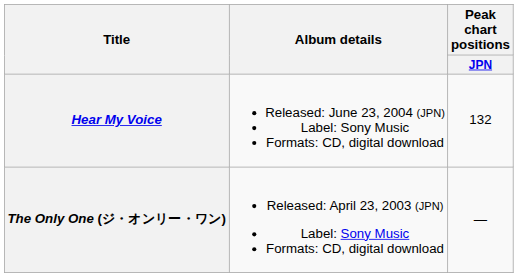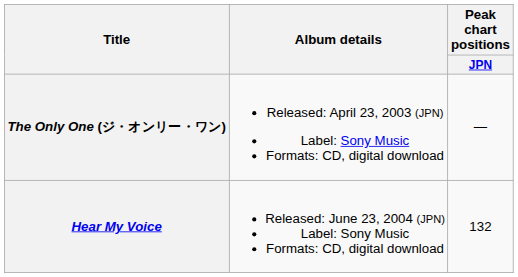rows swapped: (117, 219) <-> (117, 120)
